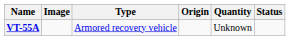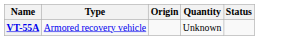- column: (57, 12)
